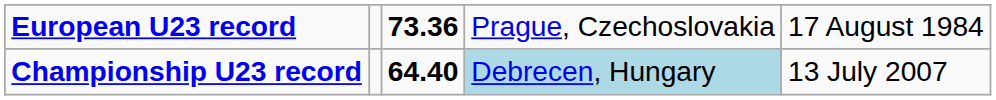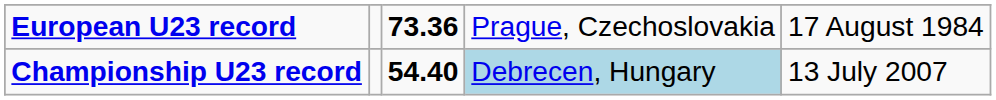(423, 71) 64.40 -> (423, 71) 54.40
